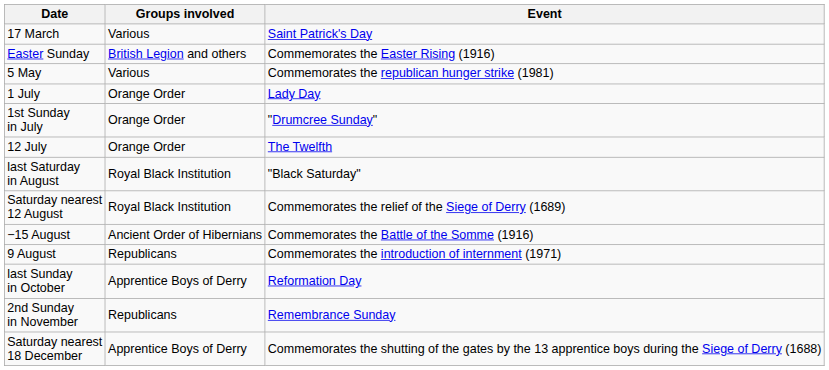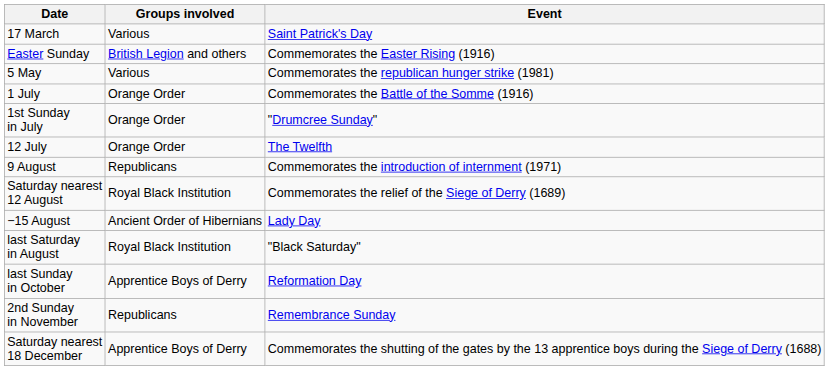(294, 93) Lady Day -> (401, 93) Commemorates the Battle of the Somme (1916)
rows swapped: (32, 254) <-> (44, 174)
(401, 234) Commemorates the Battle of the Somme (1916) -> (294, 220) Lady Day
